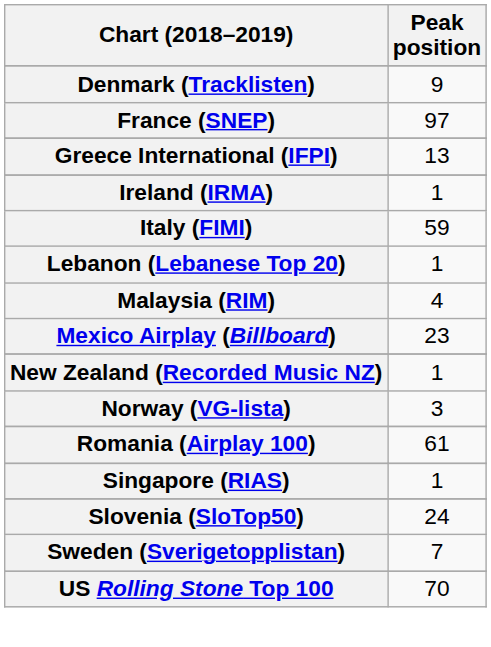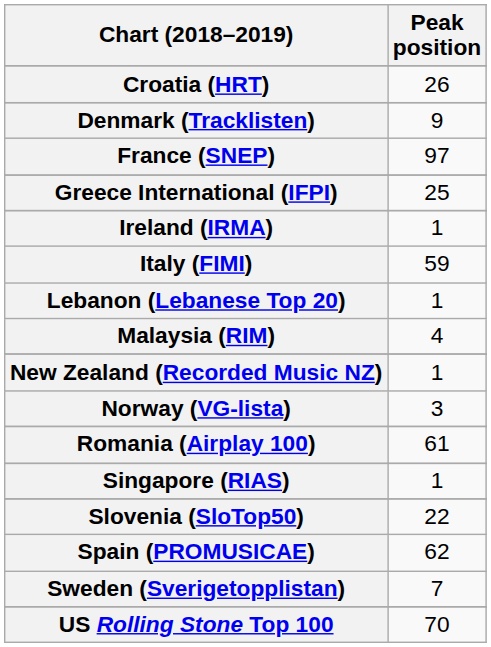+ row: (196, 84)
(437, 156) 13 -> (437, 192) 25
- row: (196, 336)
(437, 516) 24 -> (437, 516) 22
+ row: (196, 552)
